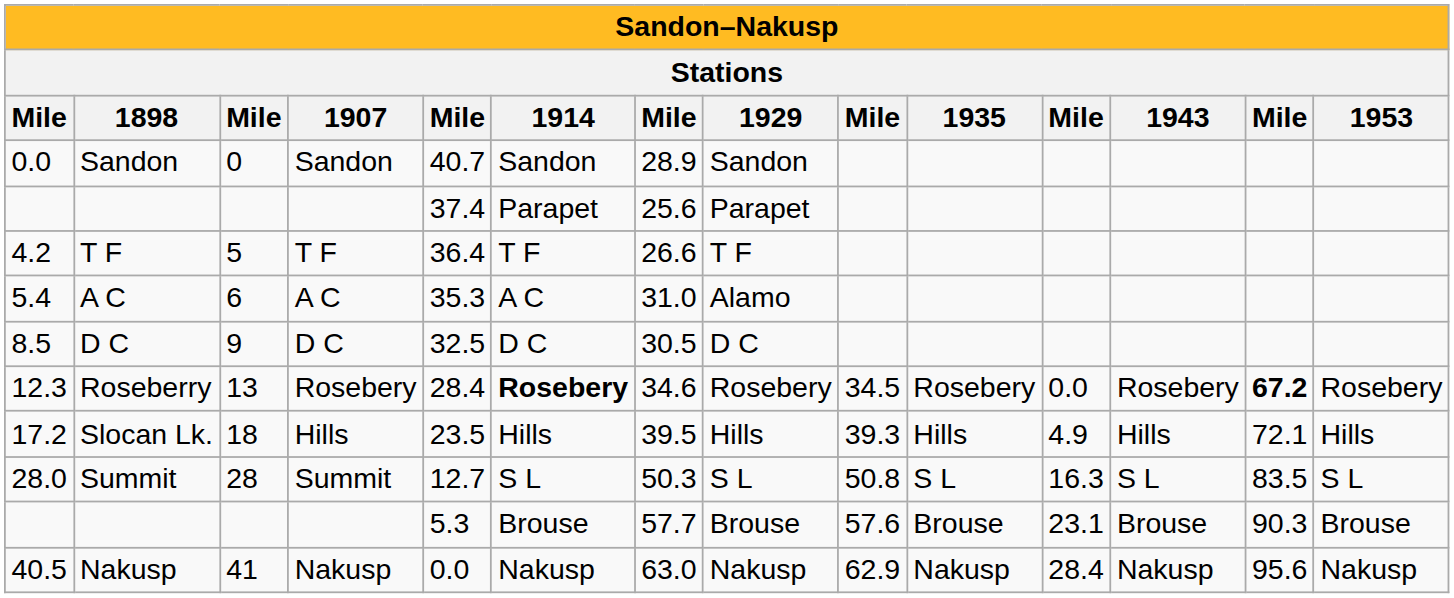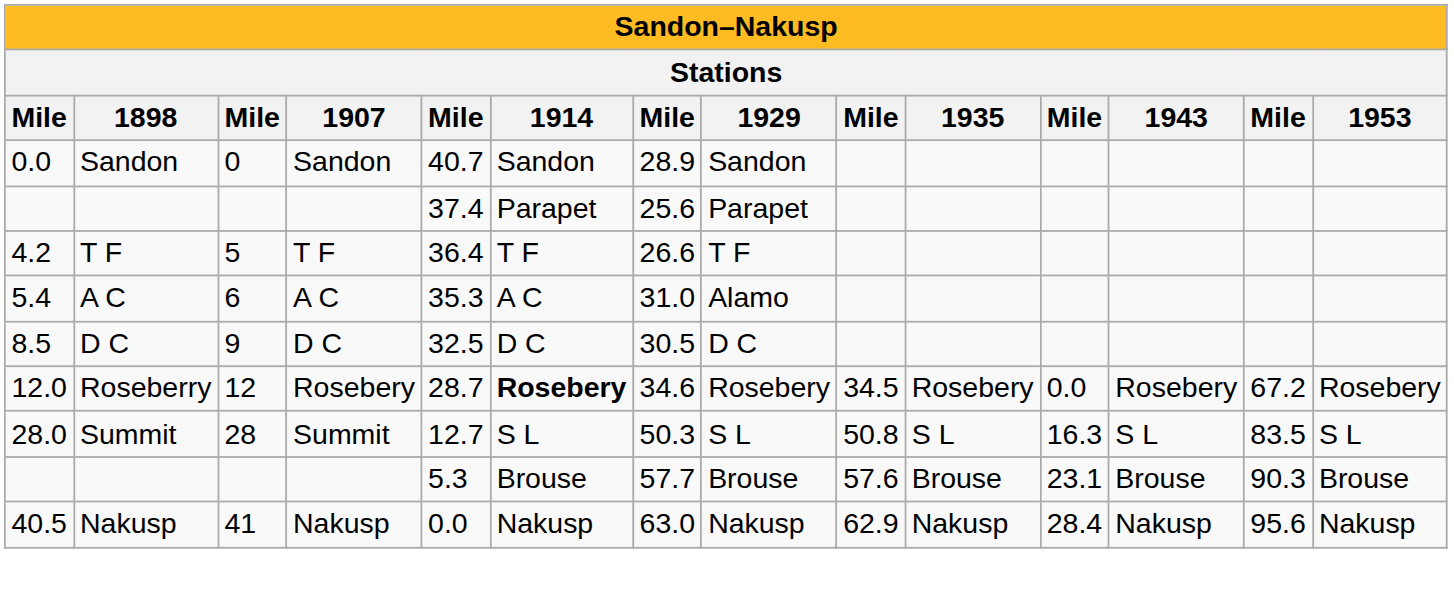(39, 388) 12.3 -> (39, 388) 12.0
(242, 388) 13 -> (240, 388) 12
(457, 388) 28.4 -> (456, 388) 28.7
(1280, 388) bold -> (1278, 388) normal
- row: (147, 433)
